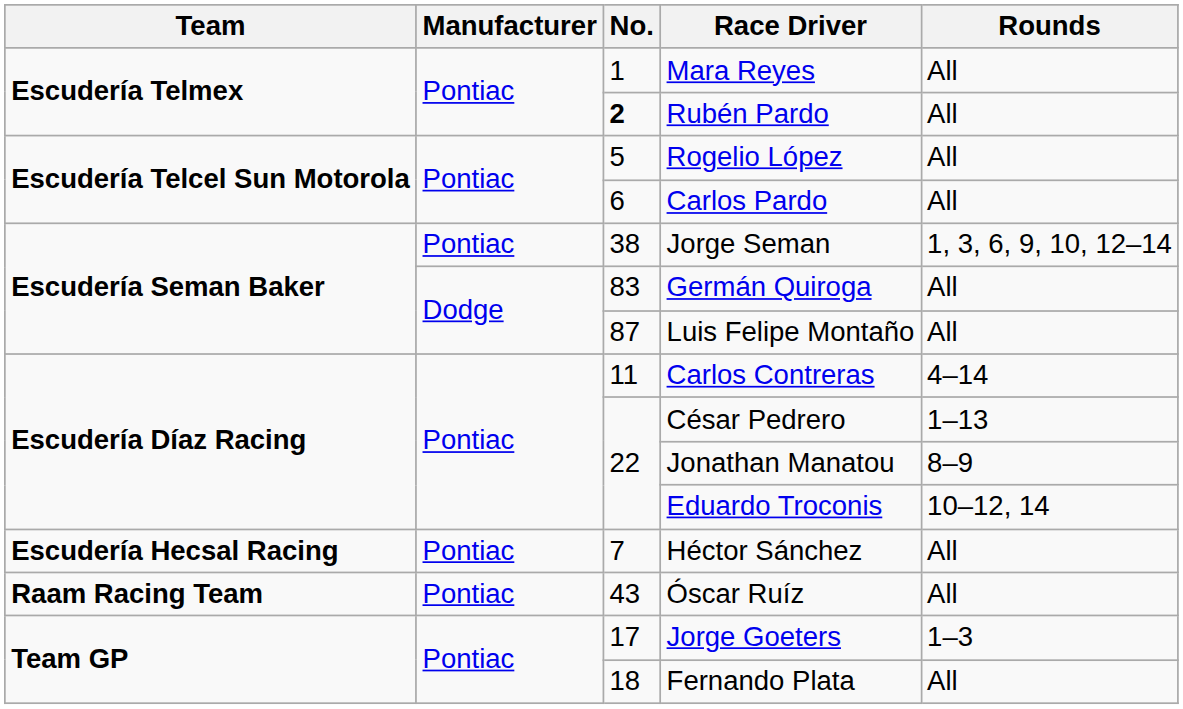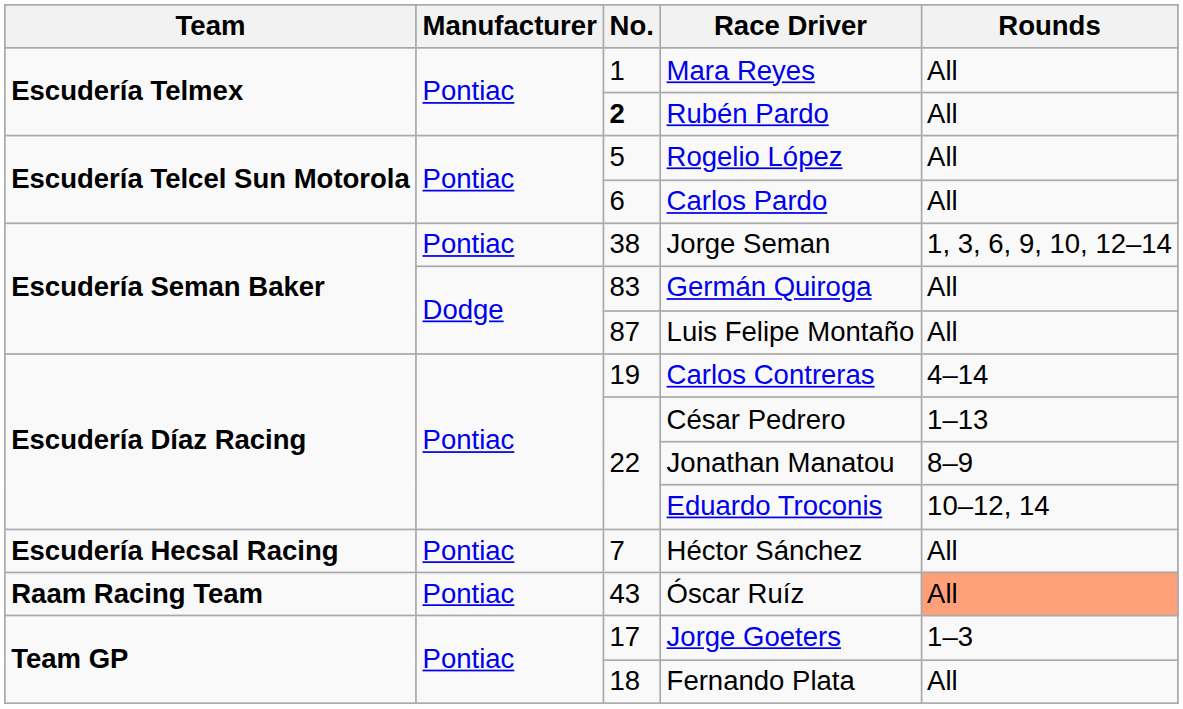(624, 375) 11 -> (625, 375) 19
(942, 593) no background -> (942, 593) lightsalmon background
